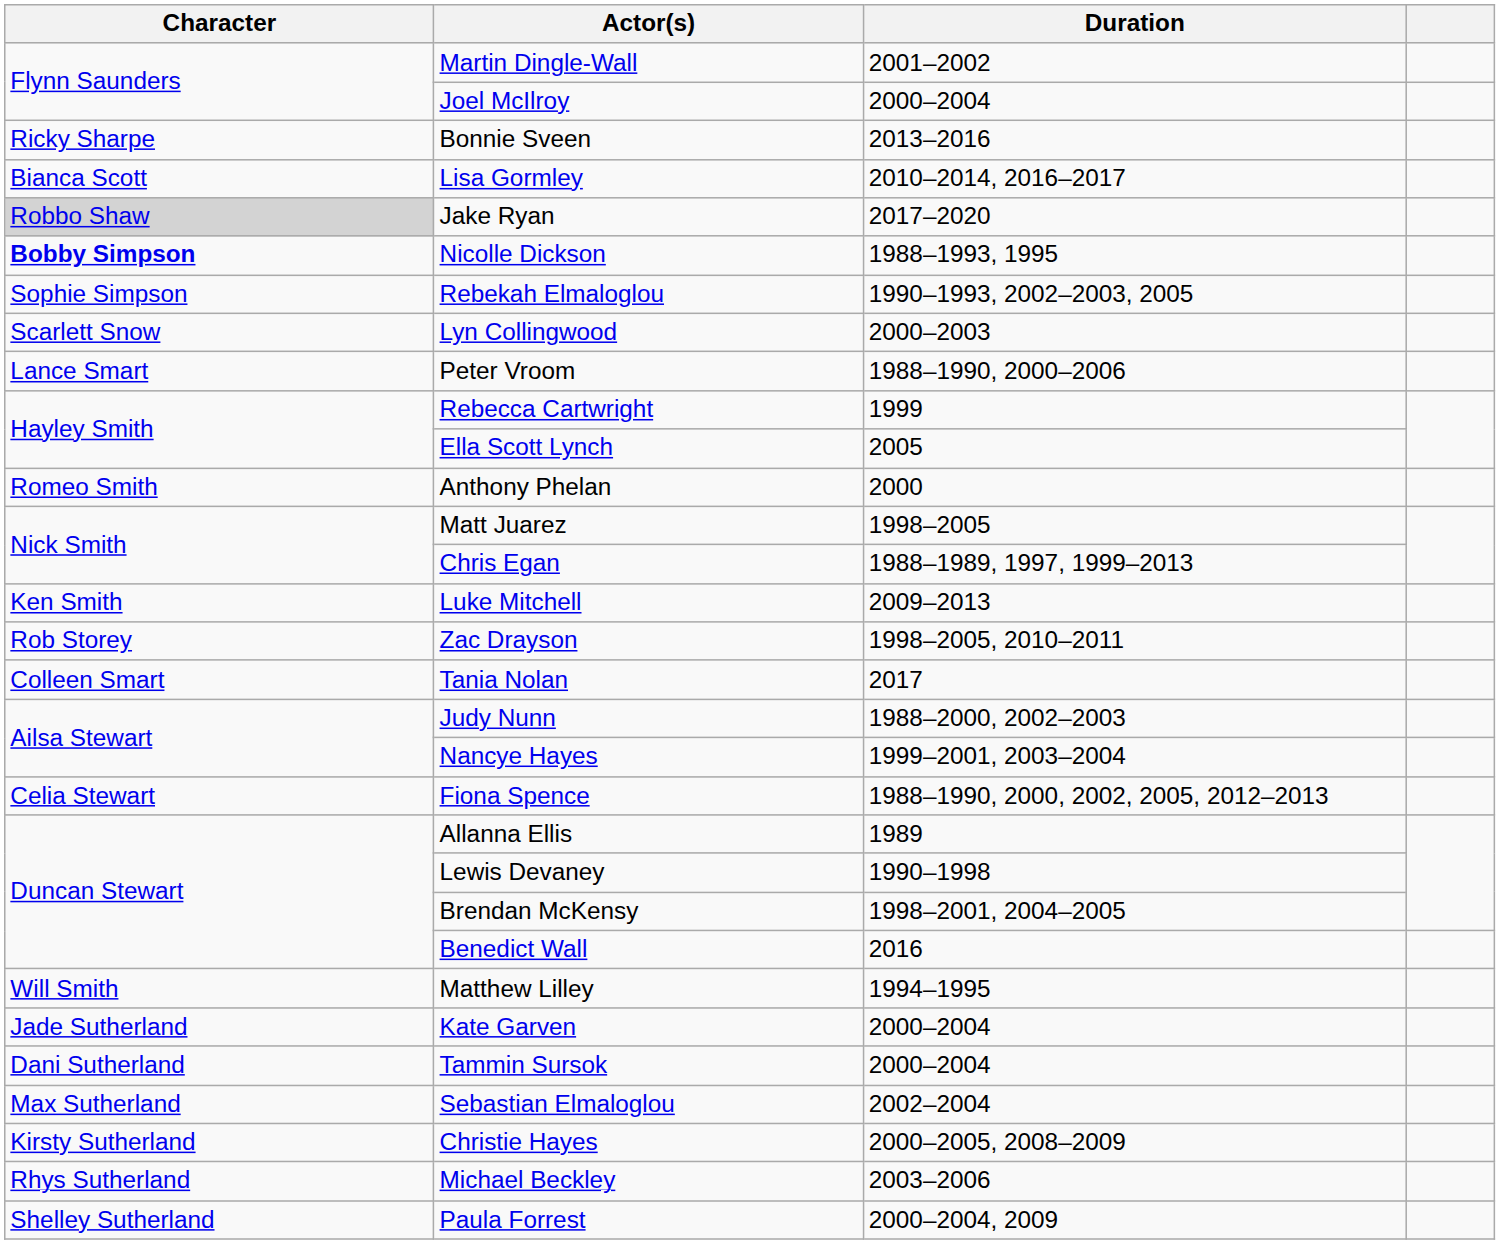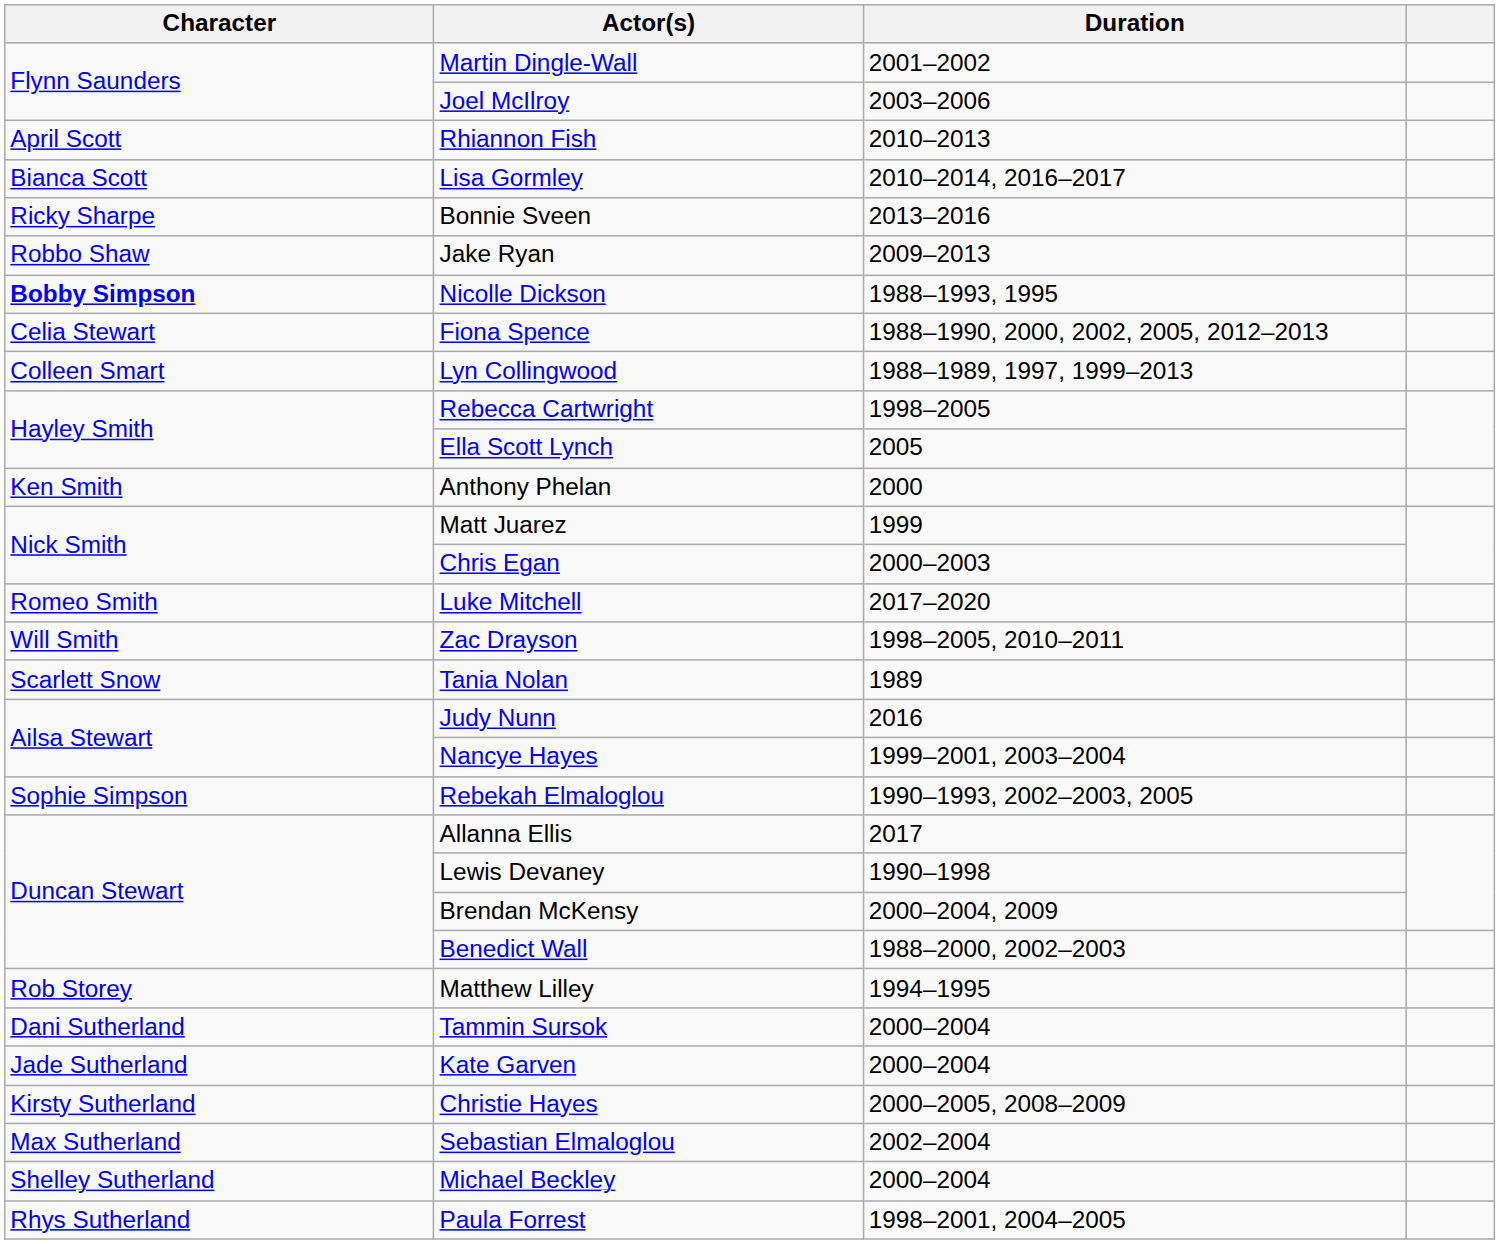(930, 100) 2000–2004 -> (930, 100) 2003–2006
+ row: (518, 139)
rows swapped: (511, 178) <-> (515, 139)
(80, 216) lightgrey background -> (80, 255) no background
(930, 216) 2017–2020 -> (930, 255) 2009–2013
rows swapped: (552, 293) <-> (515, 795)
(85, 332) Scarlett Snow -> (87, 370) Colleen Smart
(930, 332) 2000–2003 -> (1031, 370) 1988–1989, 1997, 1999–2013
- row: (507, 370)
(896, 409) 1999 -> (930, 409) 1998–2005
(84, 486) Romeo Smith -> (66, 486) Ken Smith
(930, 525) 1998–2005 -> (896, 525) 1999
(1031, 563) 1988–1989, 1997, 1999–2013 -> (930, 563) 2000–2003
(66, 602) Ken Smith -> (84, 602) Romeo Smith
(930, 602) 2009–2013 -> (930, 602) 2017–2020
(71, 640) Rob Storey -> (64, 640) Will Smith
(87, 679) Colleen Smart -> (85, 679) Scarlett Snow
(896, 679) 2017 -> (896, 679) 1989
(997, 718) 1988–2000, 2002–2003 -> (896, 718) 2016
(896, 833) 1989 -> (896, 833) 2017
(997, 910) 1998–2001, 2004–2005 -> (963, 910) 2000–2004, 2009
(896, 949) 2016 -> (997, 949) 1988–2000, 2002–2003
(64, 988) Will Smith -> (71, 988) Rob Storey
rows swapped: (523, 1065) <-> (508, 1026)
rows swapped: (519, 1142) <-> (557, 1103)
(100, 1180) Rhys Sutherland -> (112, 1180) Shelley Sutherland
(930, 1180) 2003–2006 -> (930, 1180) 2000–2004
(112, 1219) Shelley Sutherland -> (100, 1219) Rhys Sutherland
(963, 1219) 2000–2004, 2009 -> (997, 1219) 1998–2001, 2004–2005
